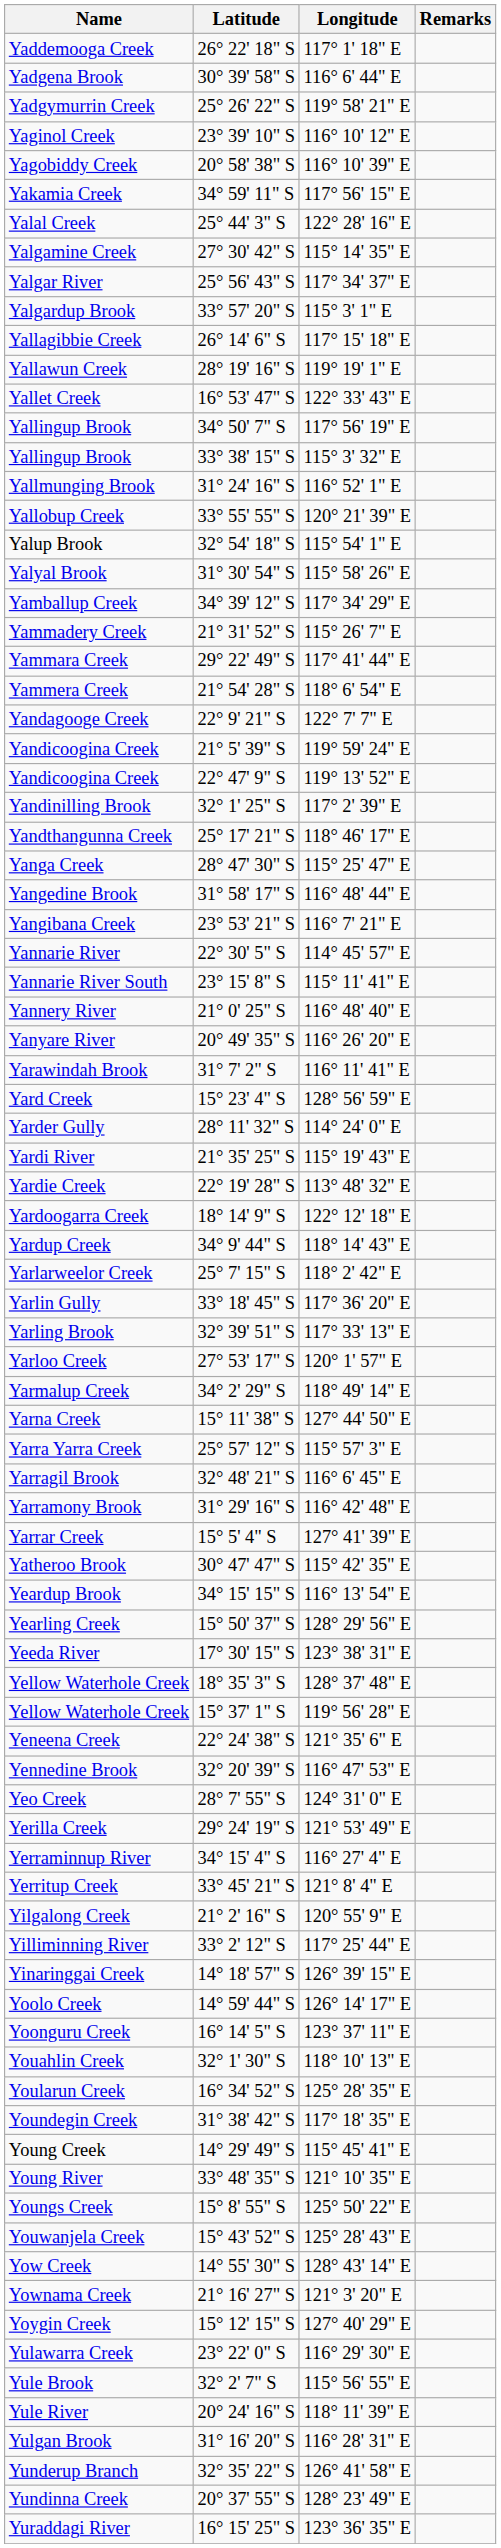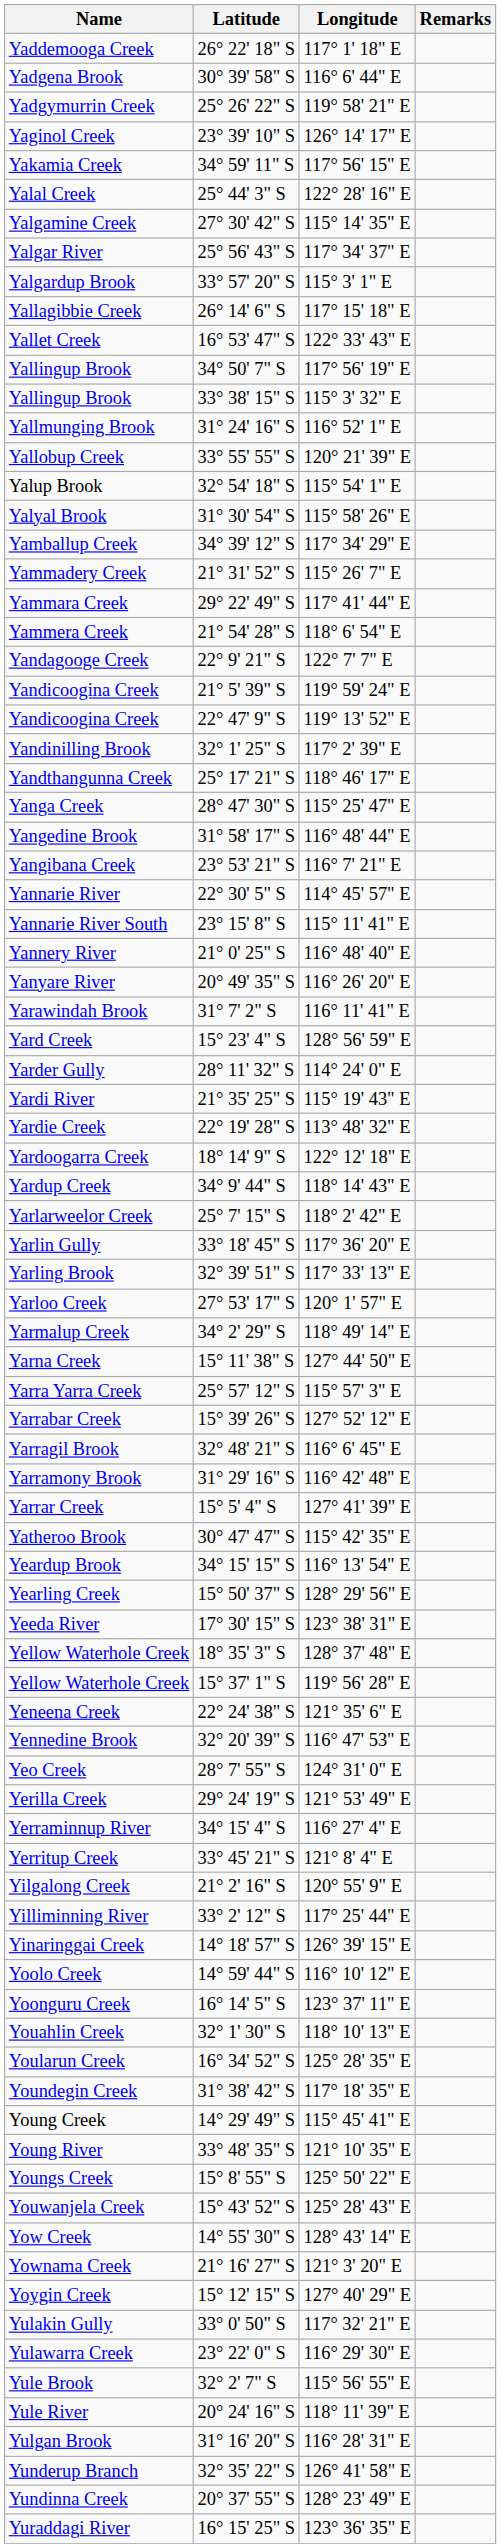(357, 135) 116° 10' 12" E -> (357, 135) 126° 14' 17" E
- row: (73, 164)
- row: (68, 369)
+ row: (65, 1419)
(357, 2003) 126° 14' 17" E -> (357, 1974) 116° 10' 12" E
+ row: (61, 2324)
